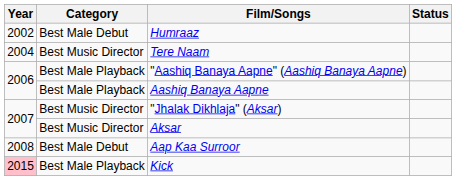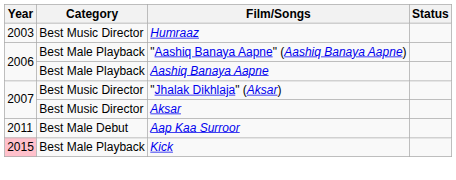(20, 33) 2002 -> (20, 33) 2003
(84, 33) Best Male Debut -> (91, 33) Best Music Director
- row: (180, 52)
(20, 147) 2008 -> (20, 128) 2011
